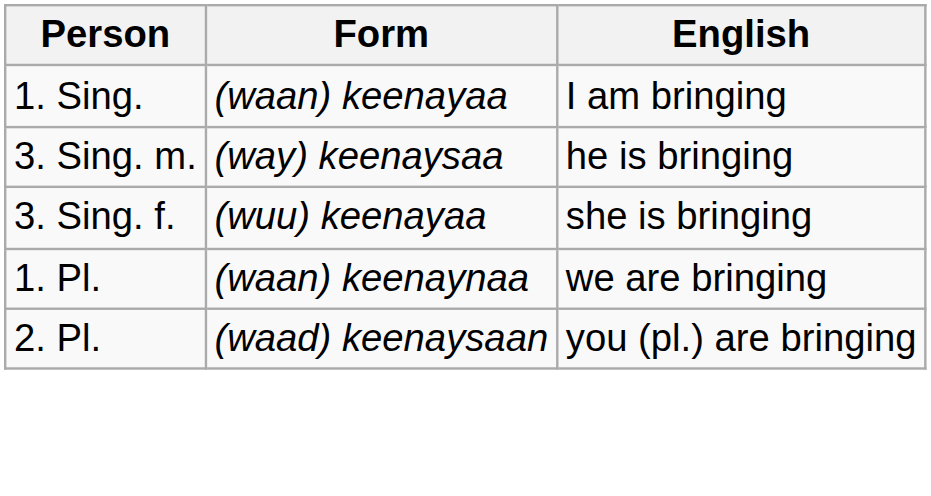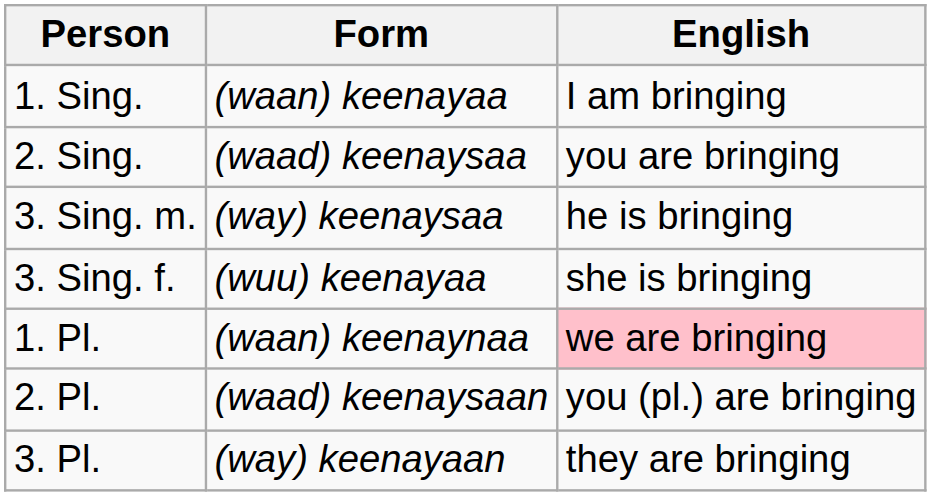+ row: (79, 156)
(697, 277) no background -> (697, 338) pink background
+ row: (58, 459)
